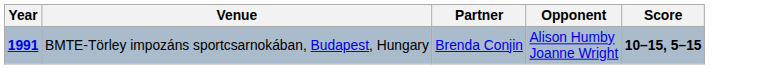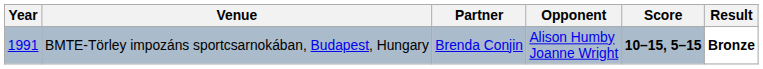+ column: (731, 16)
(23, 45) bold -> (23, 45) normal
